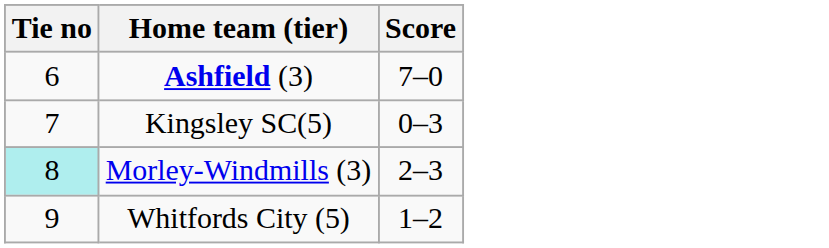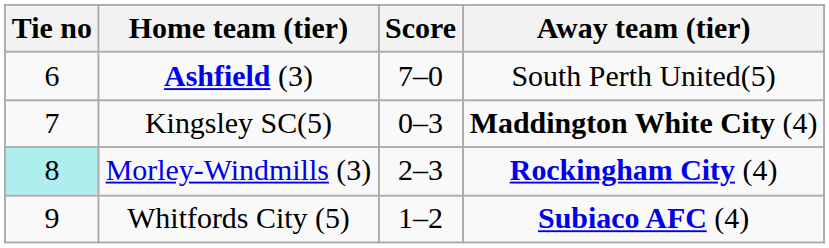+ column: (644, 28)
